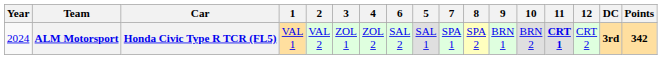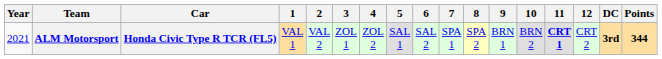columns swapped: (426, 13) <-> (400, 13)
(18, 38) 2024 -> (18, 38) 2021
(639, 38) 342 -> (639, 38) 344
